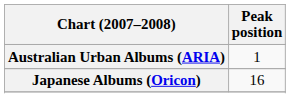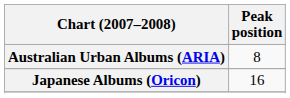(257, 56) 1 -> (257, 56) 8
